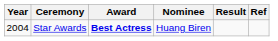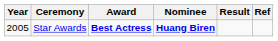(18, 28) 2004 -> (18, 28) 2005
(184, 28) normal -> (185, 28) bold
